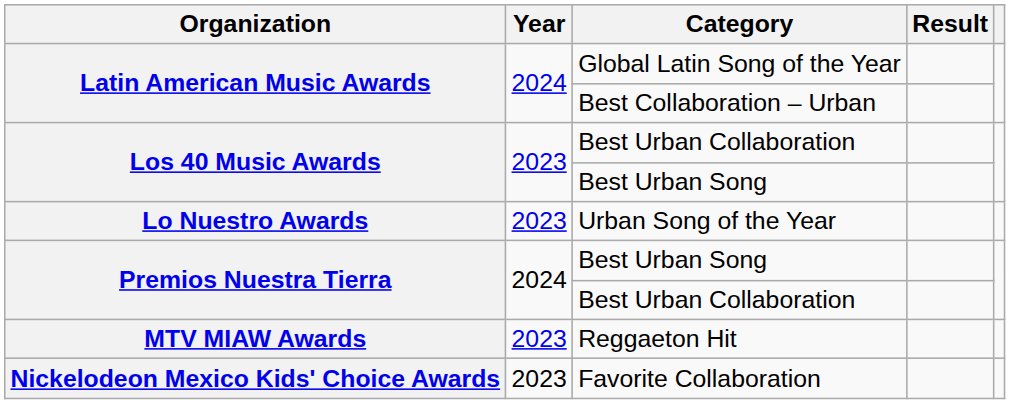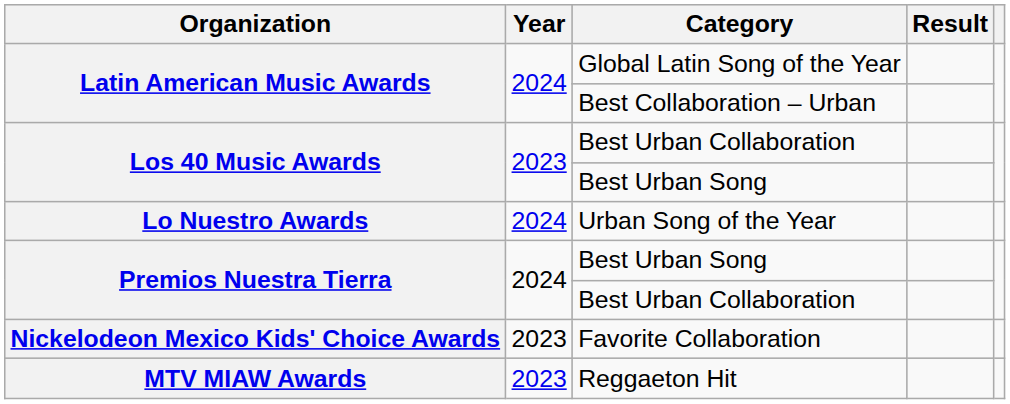(539, 220) 2023 -> (539, 220) 2024
rows swapped: (255, 338) <-> (255, 378)
